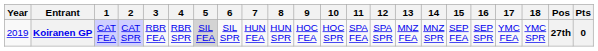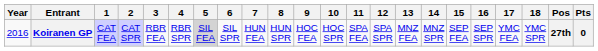(18, 33) 2019 -> (18, 33) 2016
